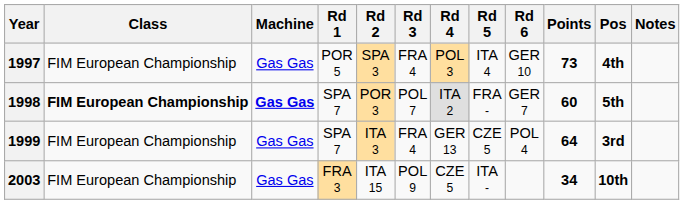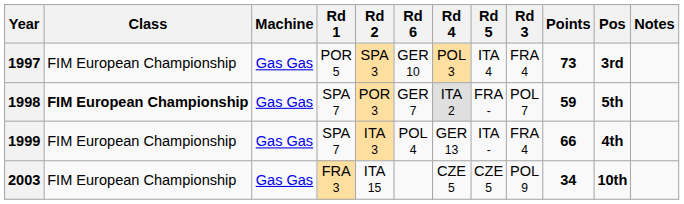columns swapped: (413, 24) <-> (524, 24)
(613, 63) 4th -> (612, 63) 3rd
(285, 102) bold -> (284, 102) normal
(569, 102) 60 -> (568, 102) 59
(487, 140) CZE 5 -> (489, 140) ITA -
(569, 141) 64 -> (568, 141) 66
(613, 141) 3rd -> (612, 141) 4th
(487, 179) ITA - -> (489, 179) CZE 5
